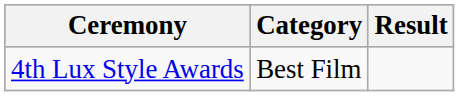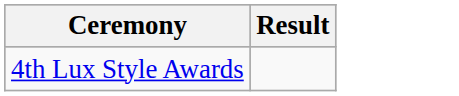- column: (309, 25)
